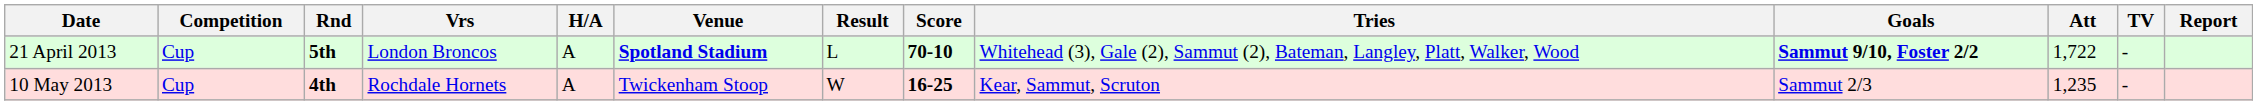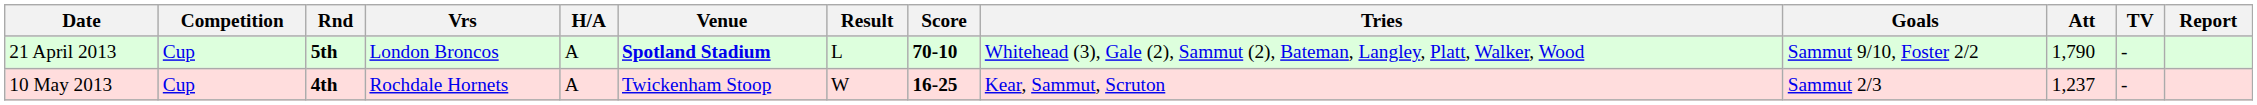(1878, 51) bold -> (1883, 51) normal
(2075, 51) 1,722 -> (2073, 51) 1,790
(2075, 83) 1,235 -> (2073, 83) 1,237
